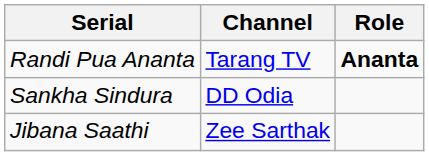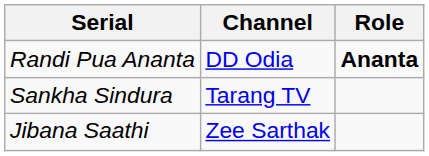(258, 58) Tarang TV -> (249, 58) DD Odia
(249, 95) DD Odia -> (258, 95) Tarang TV
